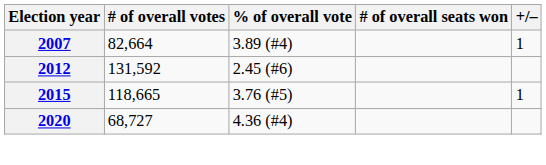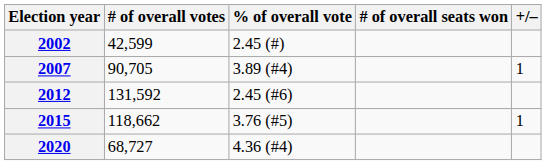+ row: (54, 43)
(130, 43) 82,664 -> (130, 69) 90,705
(134, 95) 118,665 -> (134, 120) 118,662
